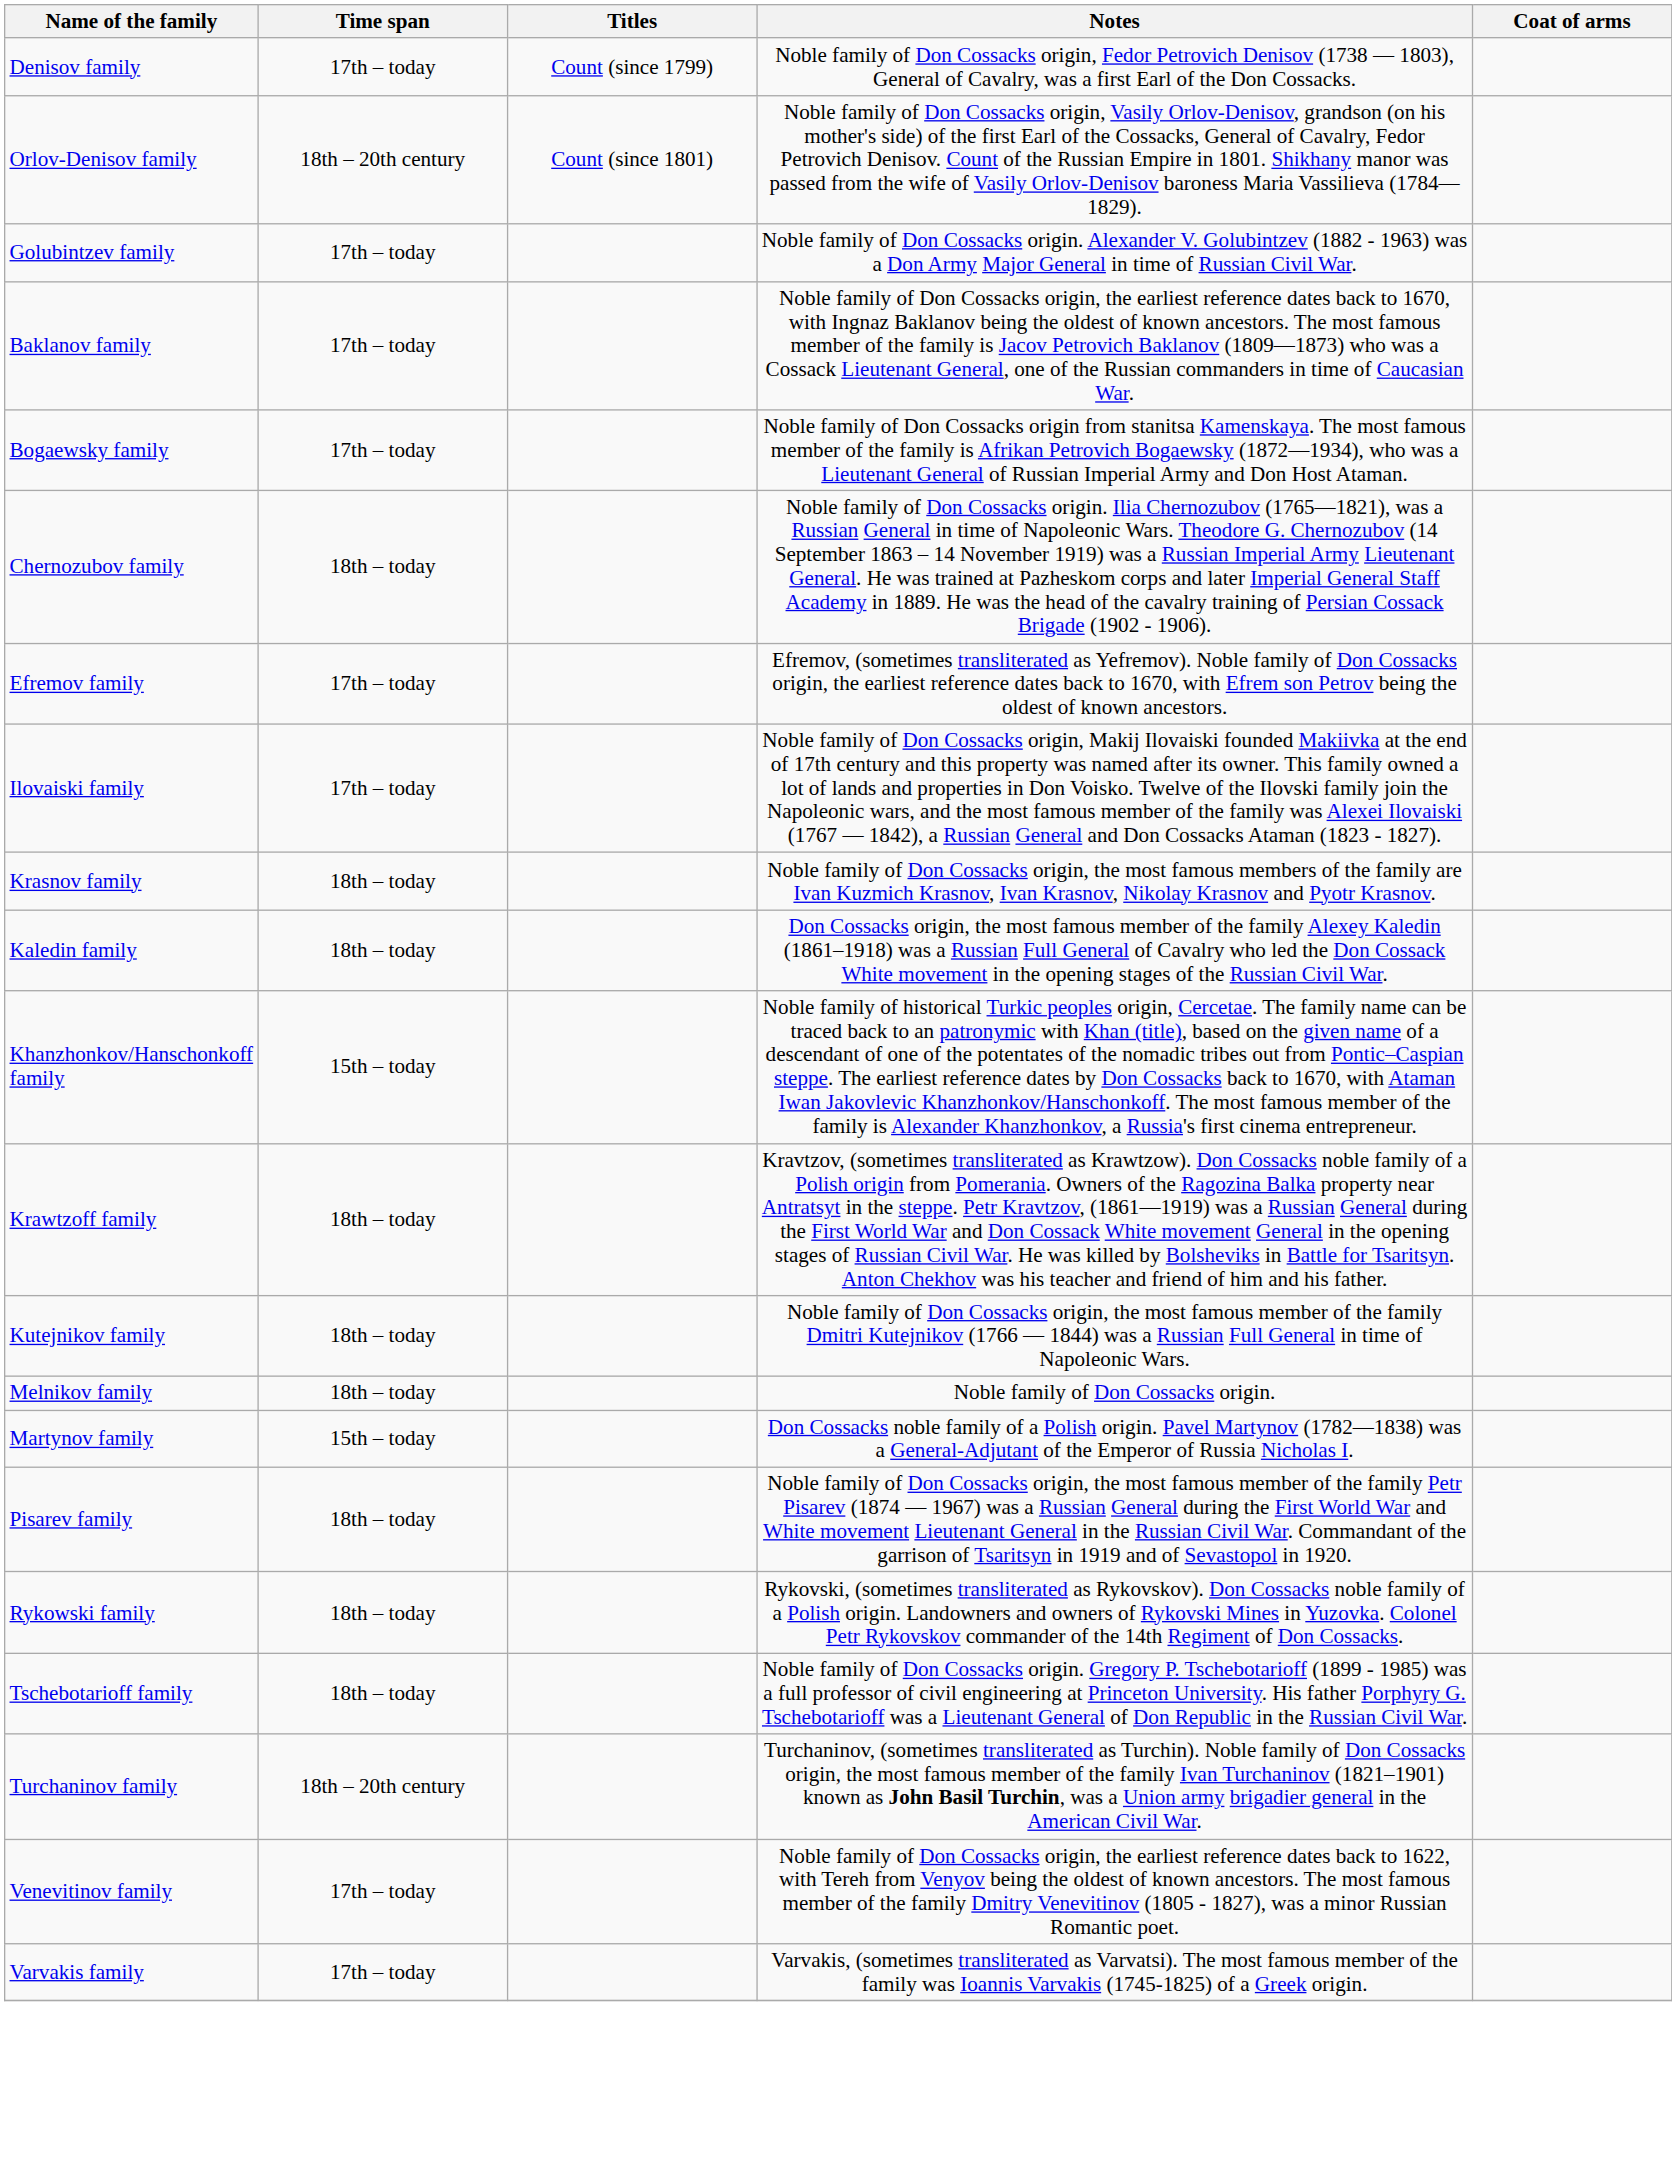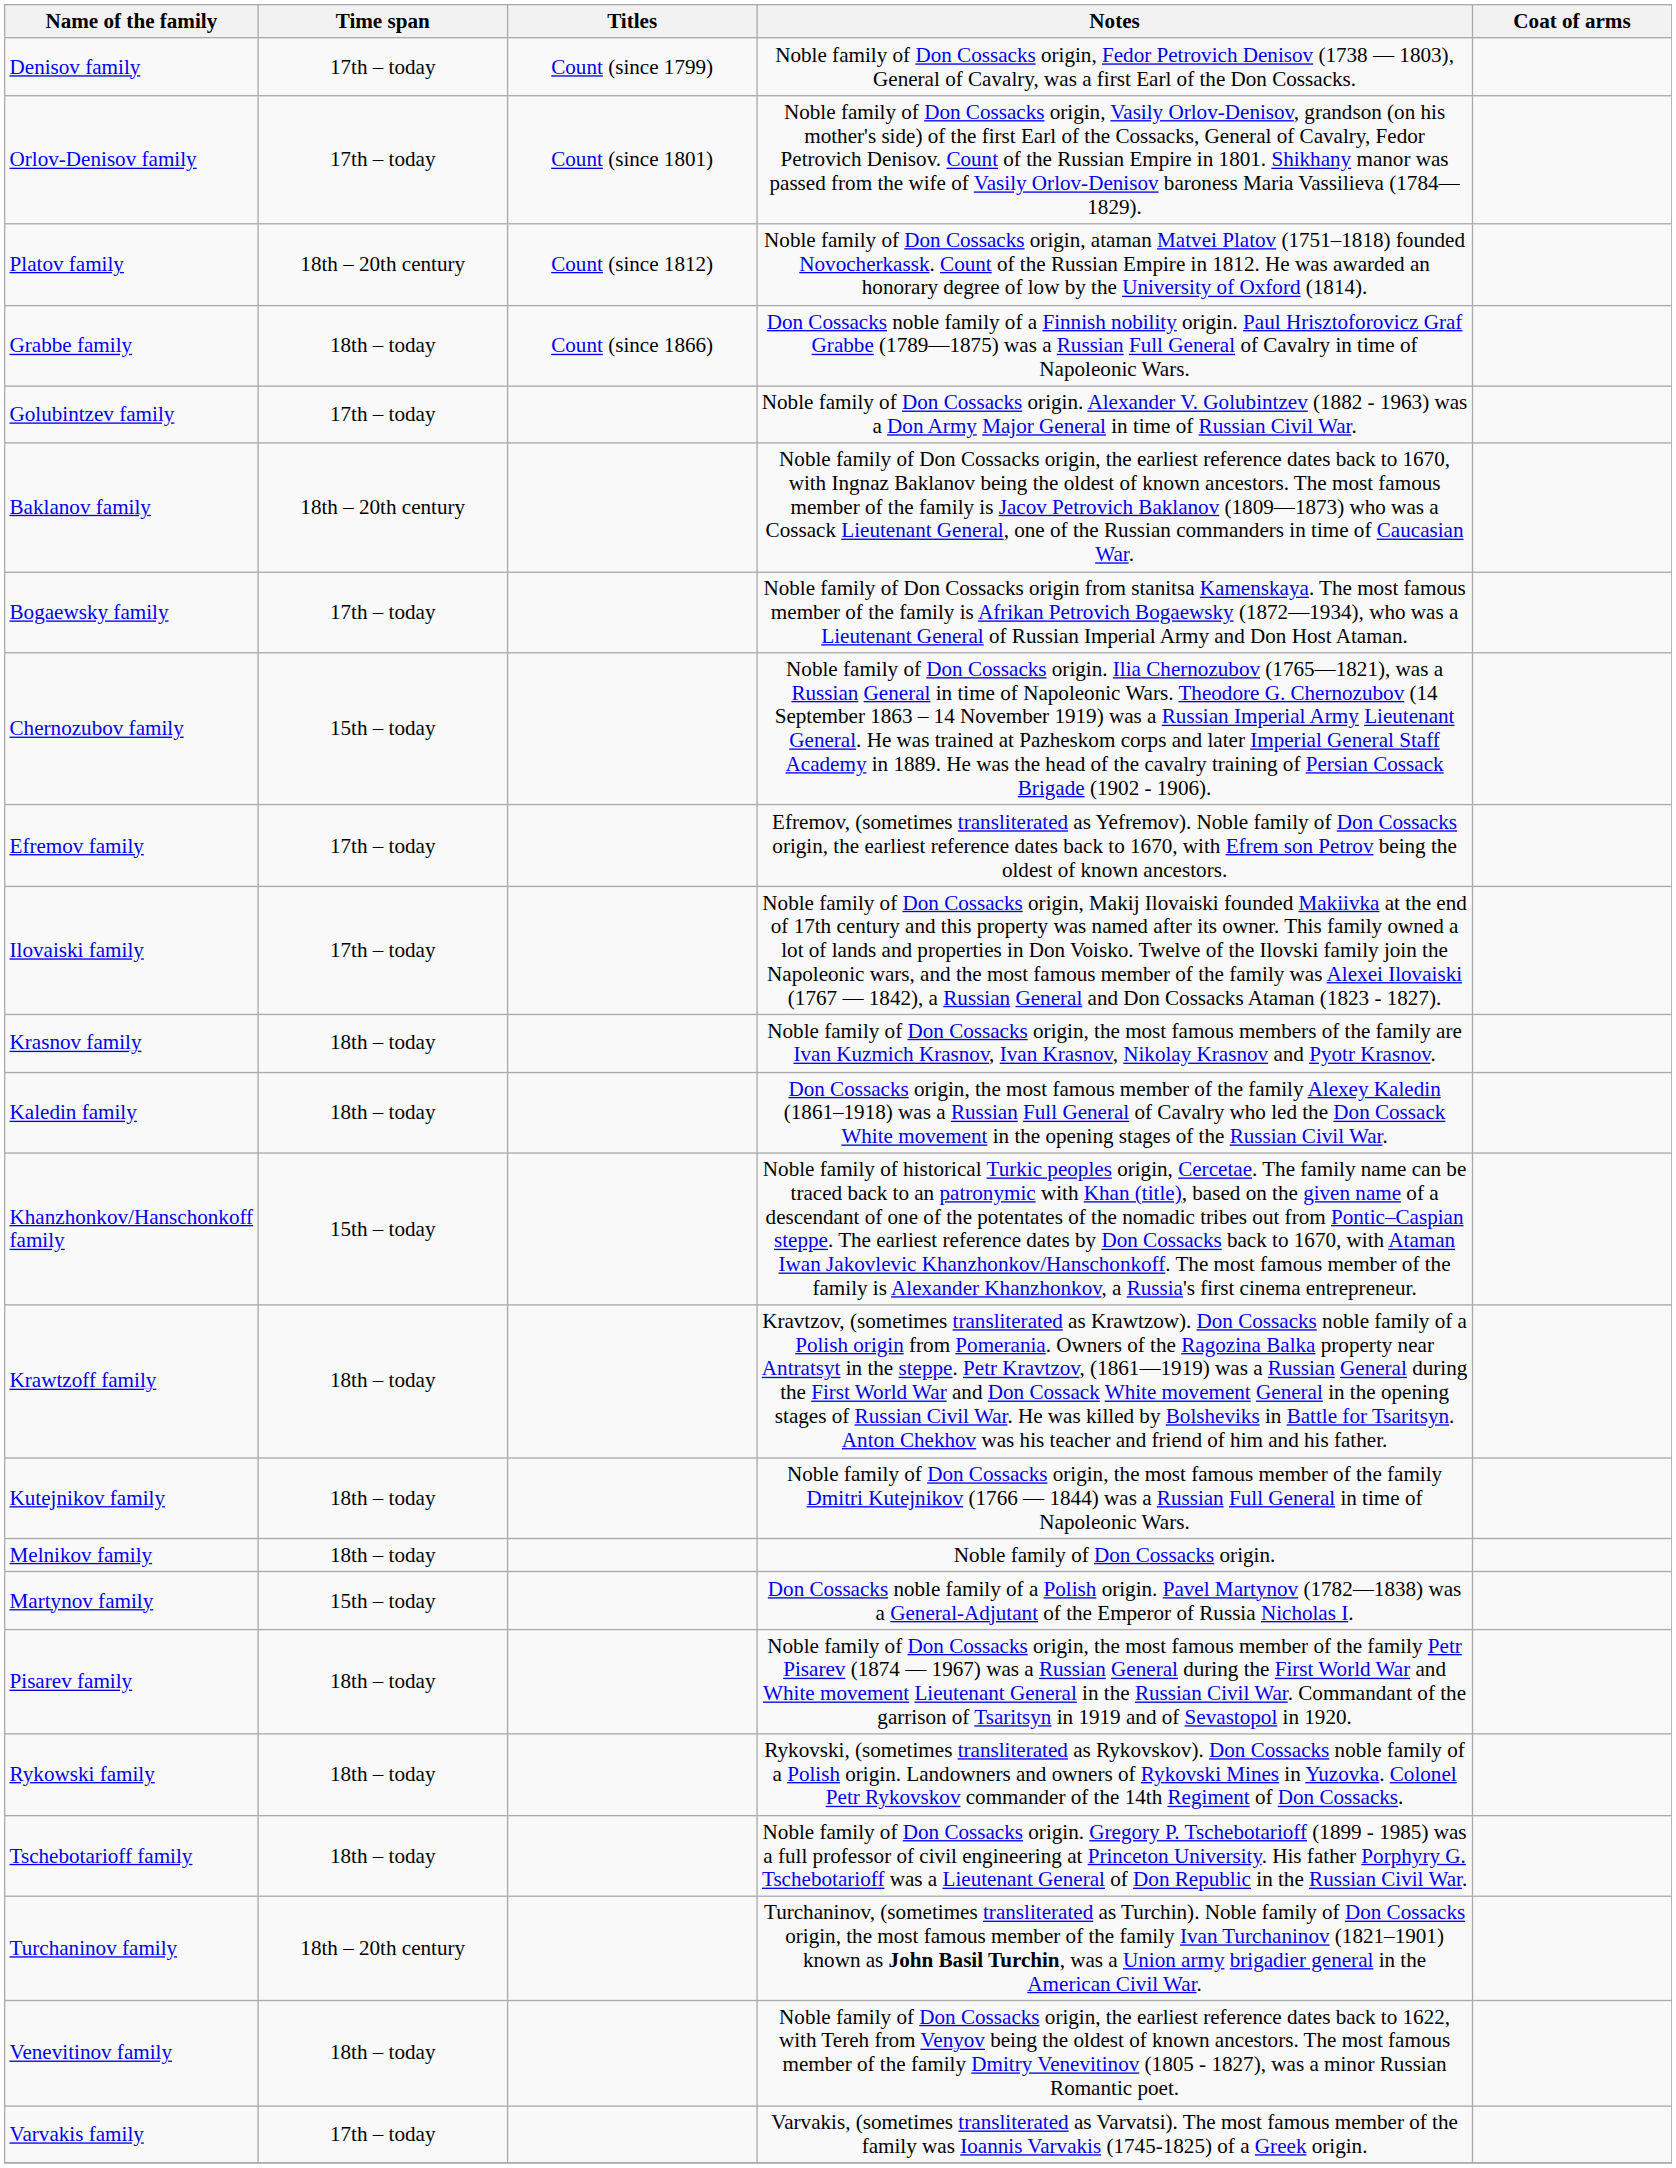(383, 159) 18th – 20th century -> (383, 159) 17th – today
+ row: (67, 264)
+ row: (71, 345)
(383, 345) 17th – today -> (383, 507) 18th – 20th century
(383, 566) 18th – today -> (383, 728) 15th – today
(383, 1891) 17th – today -> (383, 2053) 18th – today
